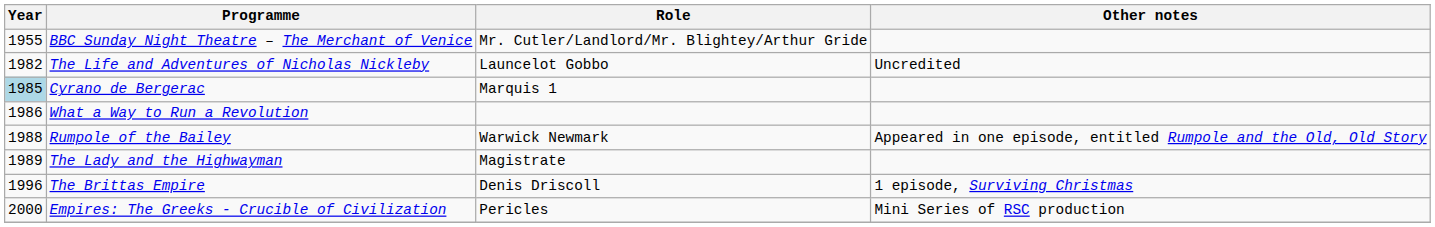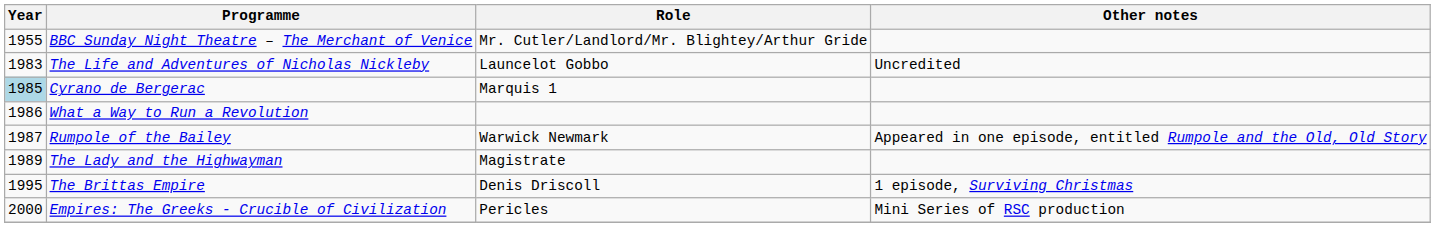(25, 65) 1982 -> (25, 65) 1983
(25, 137) 1988 -> (25, 137) 1987
(25, 186) 1996 -> (25, 186) 1995
